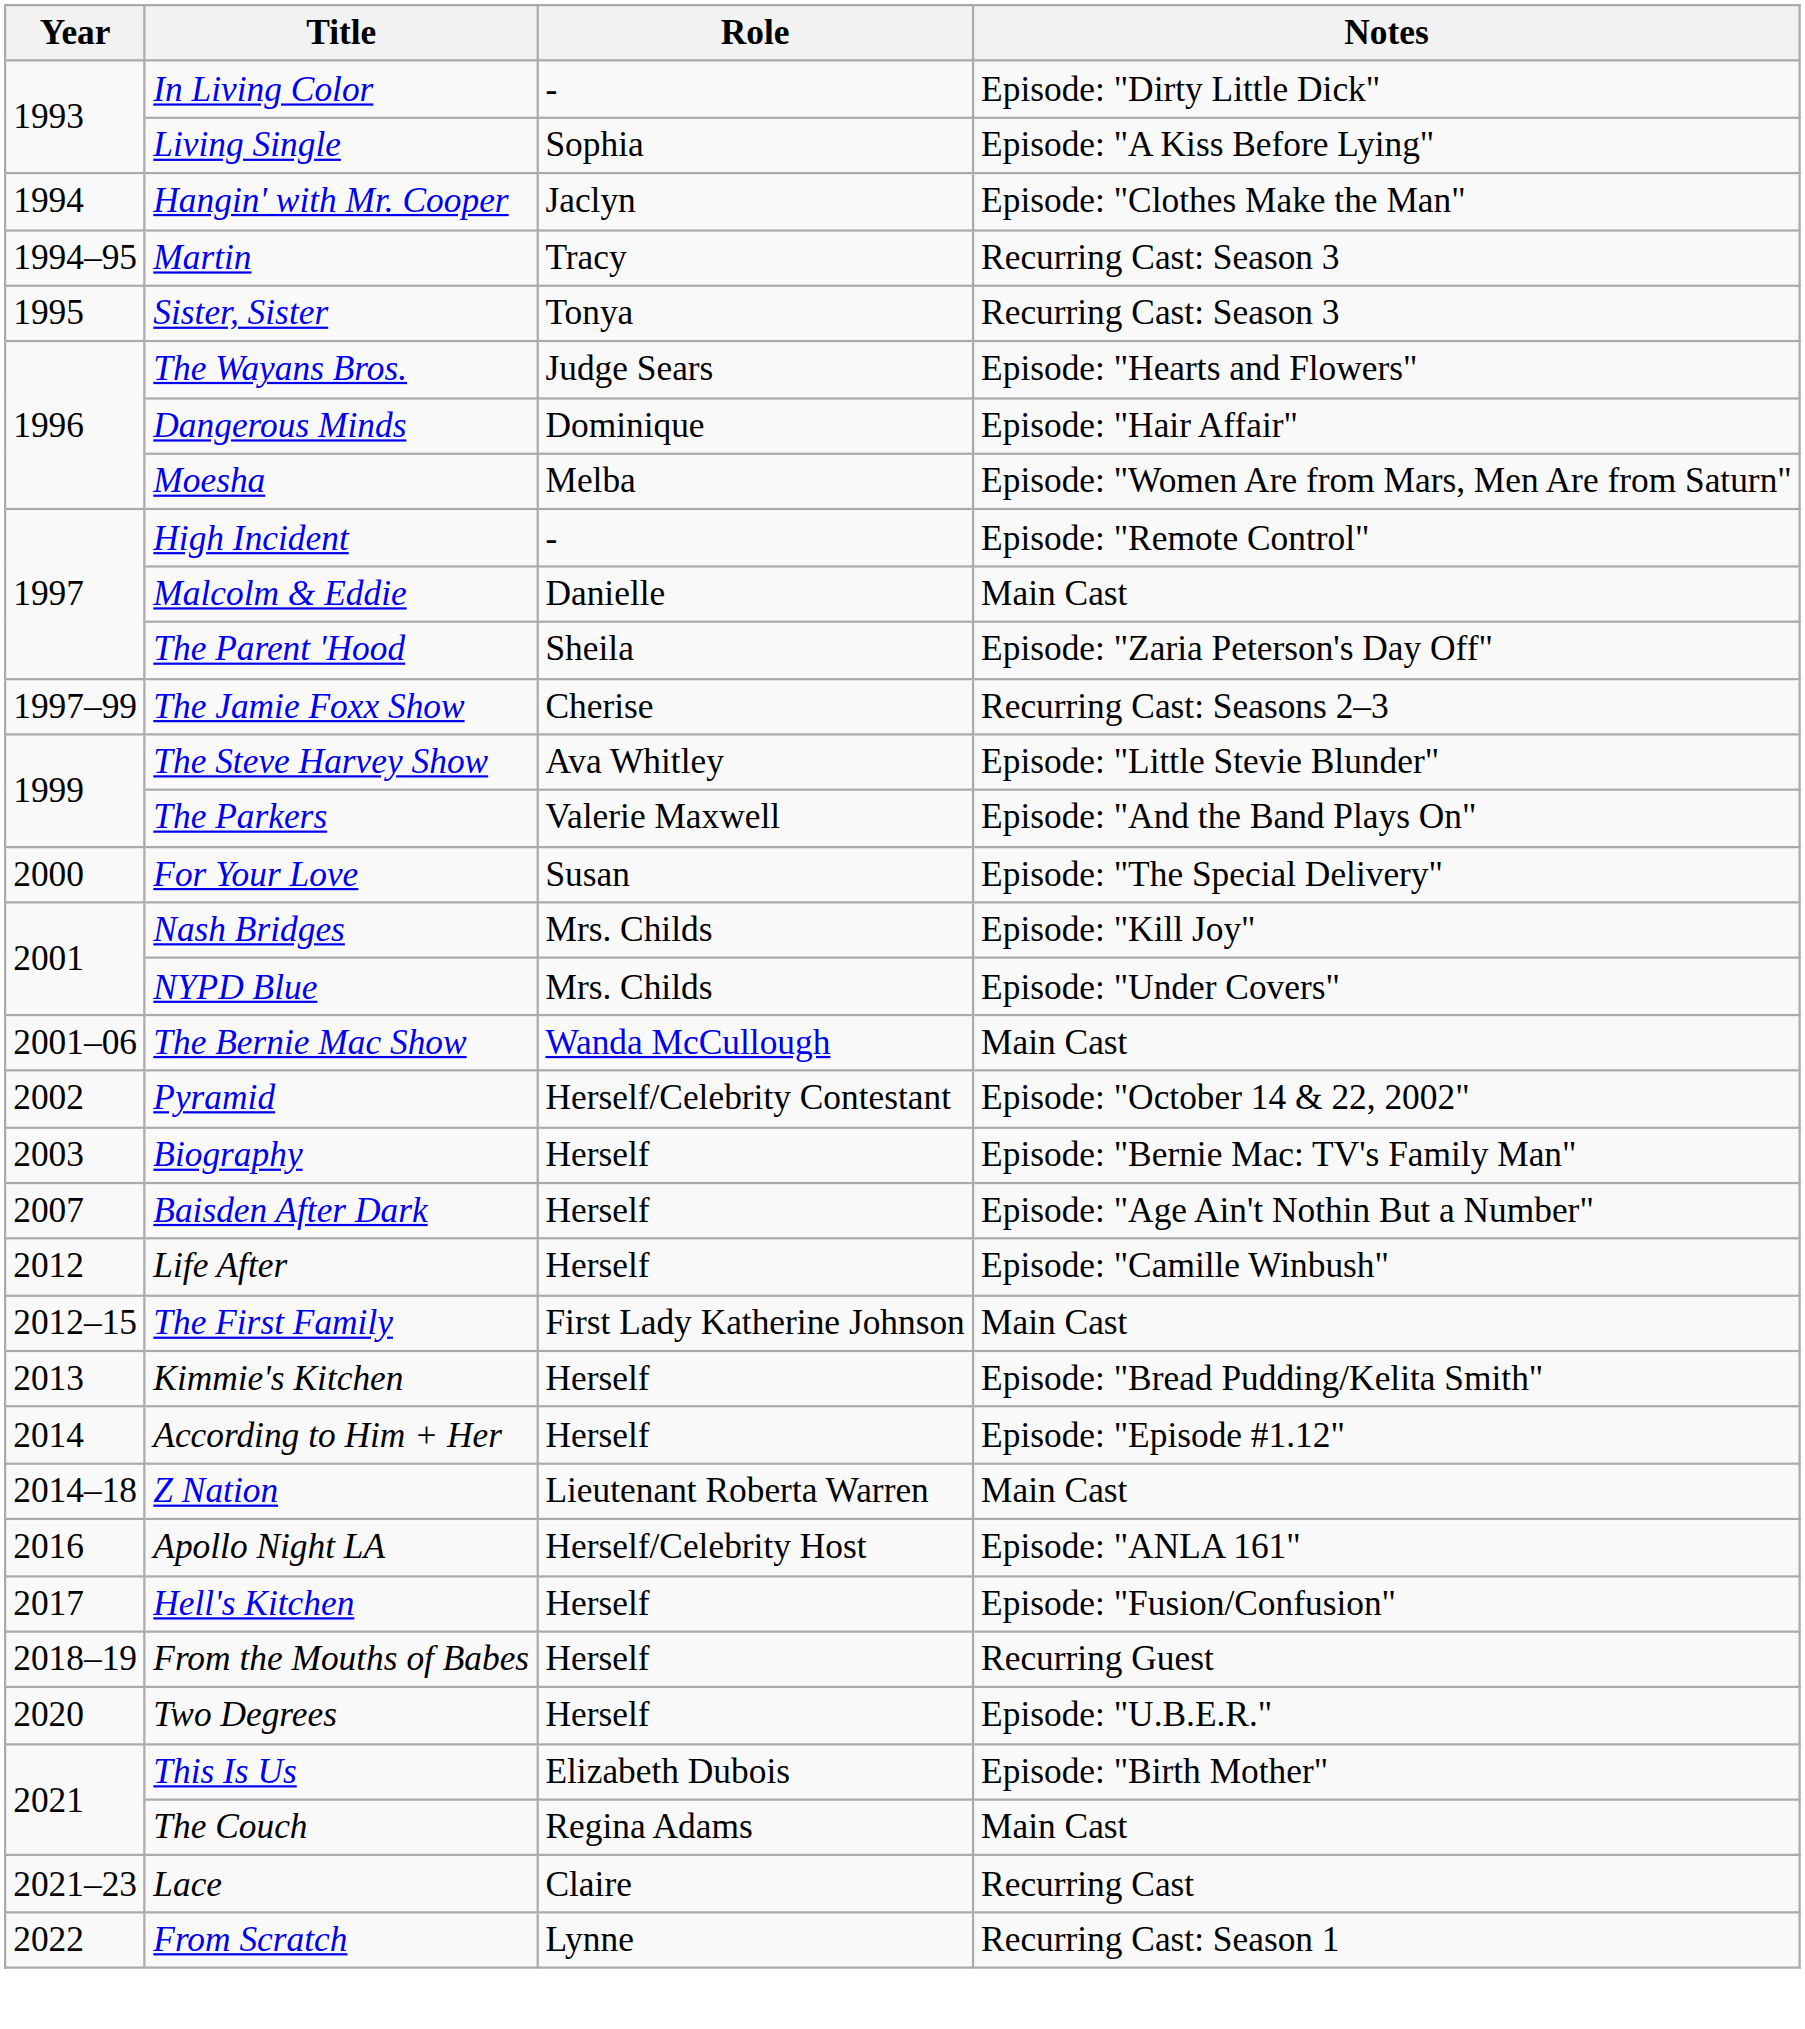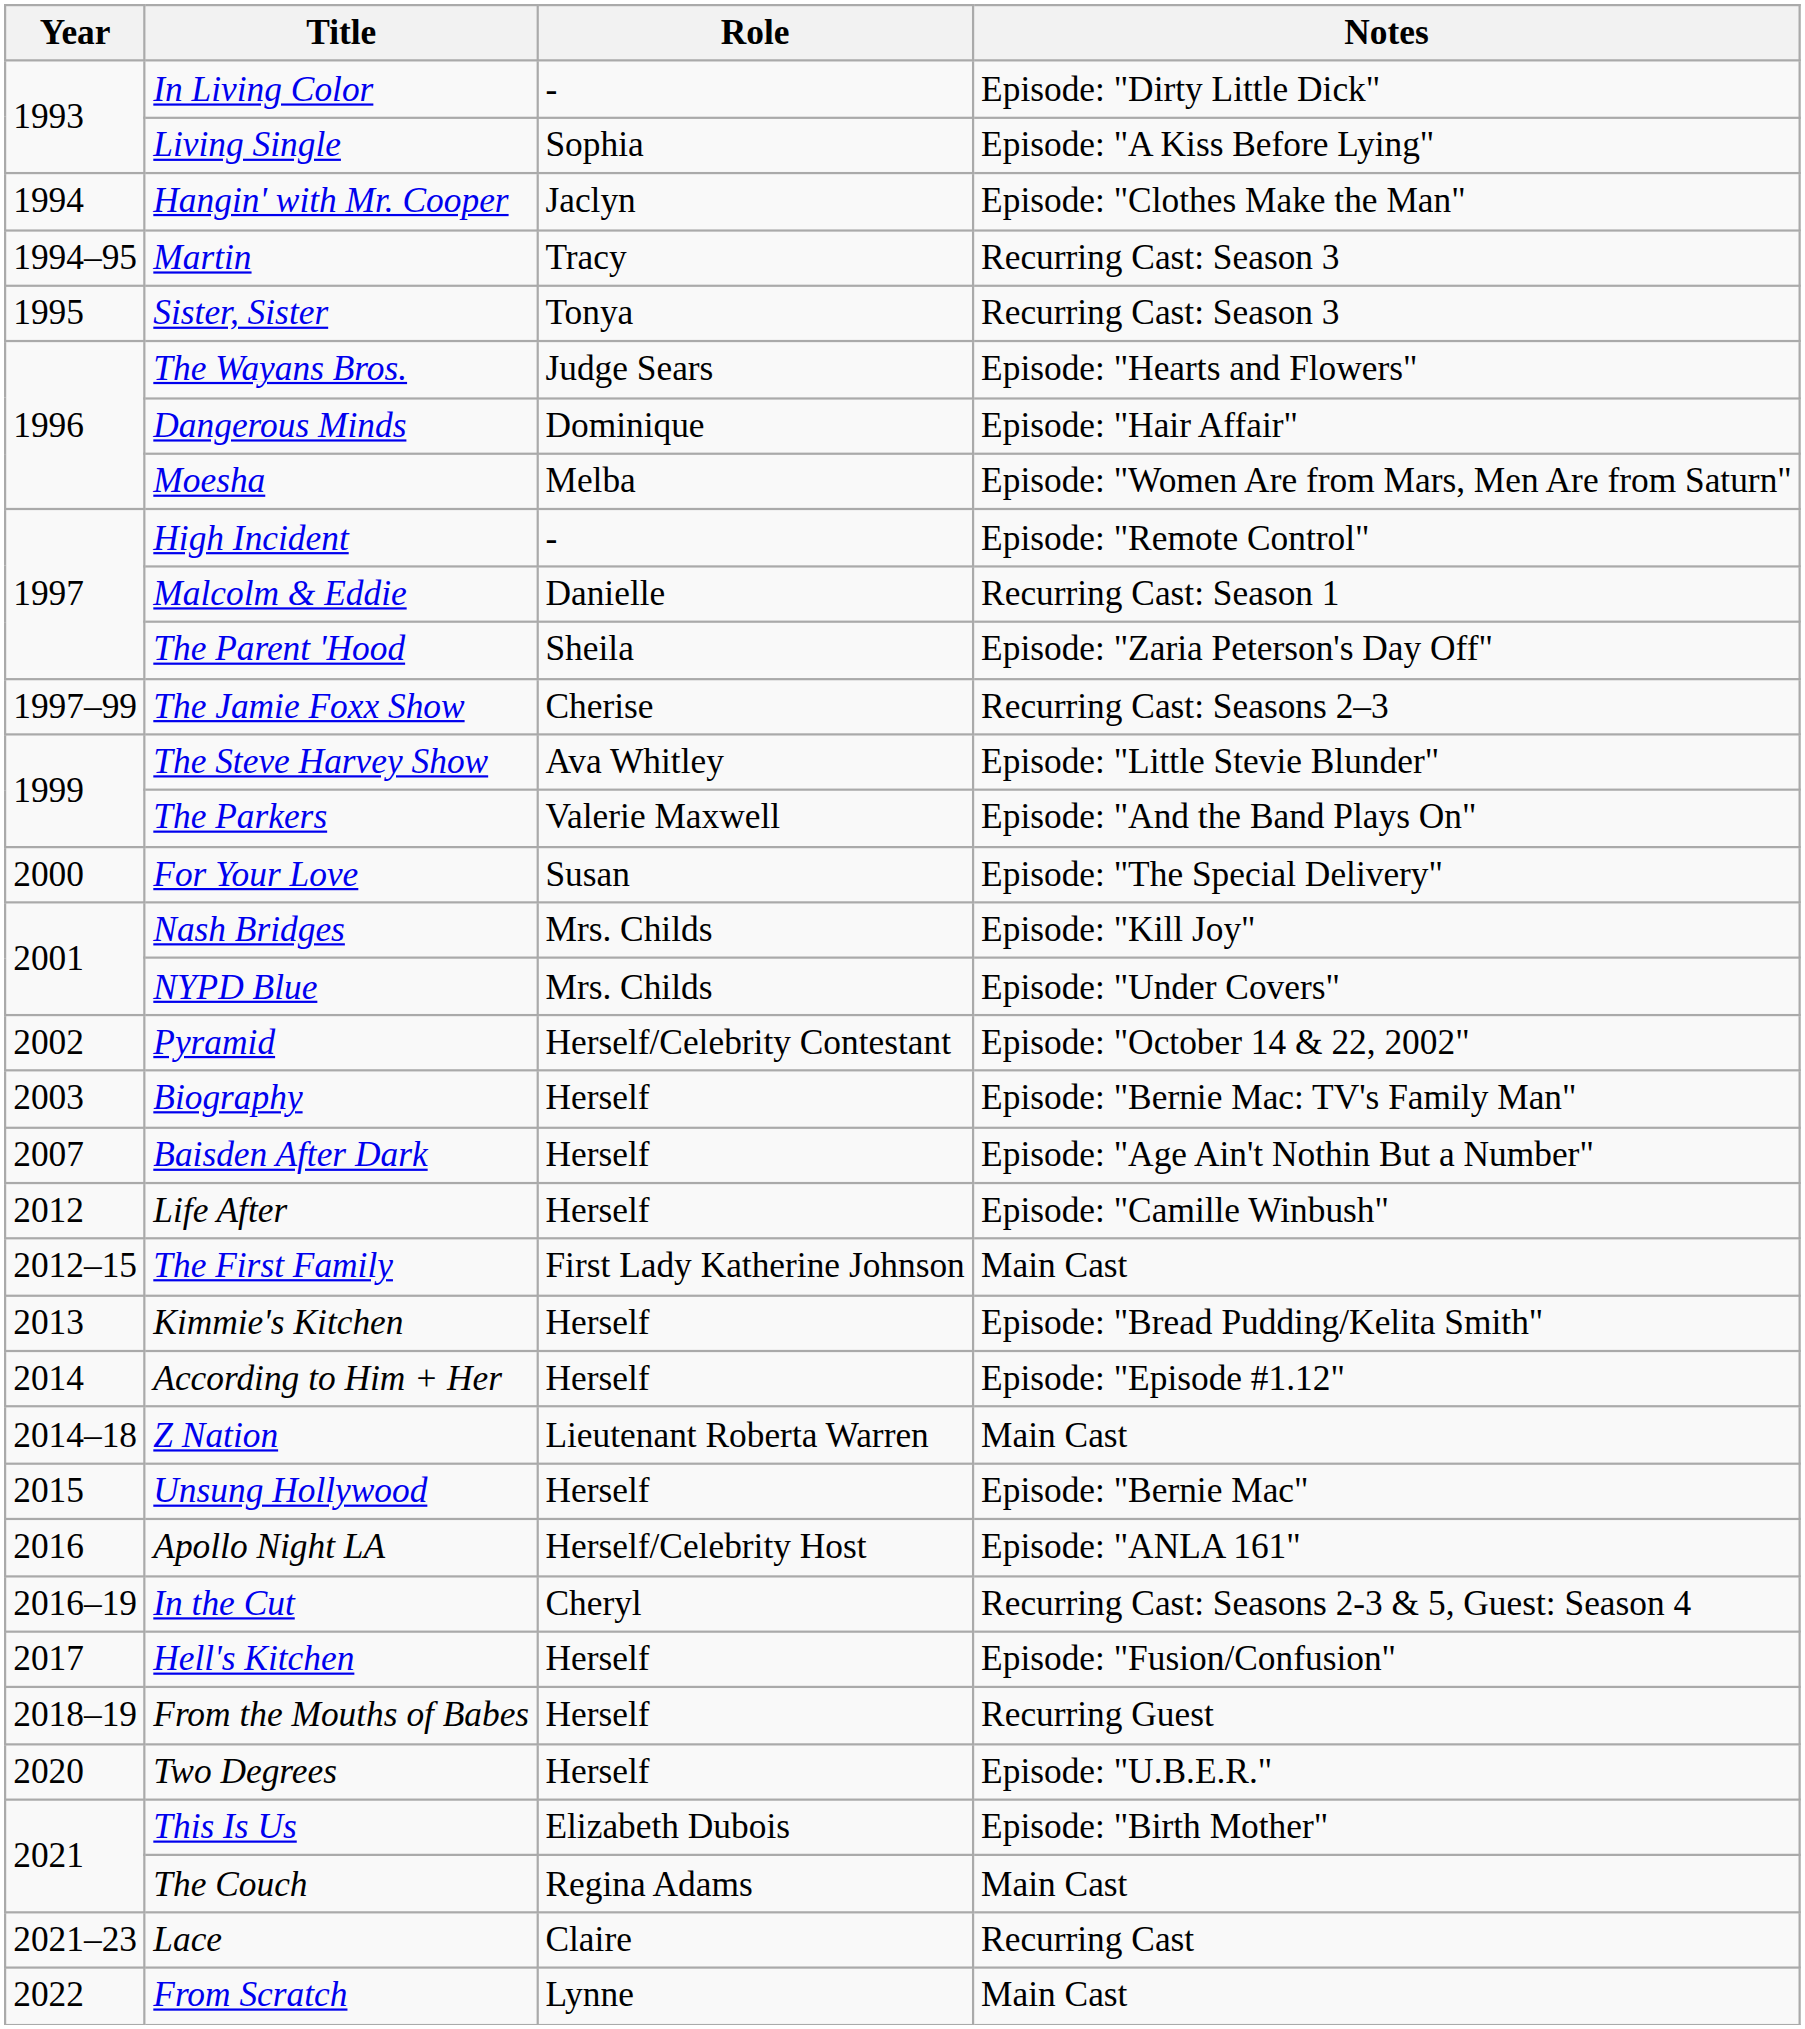(1054, 593) Main Cast -> (1160, 593) Recurring Cast: Season 1
- row: (310, 1041)
+ row: (290, 1490)
+ row: (224, 1602)
(1160, 1939) Recurring Cast: Season 1 -> (1054, 1995) Main Cast
